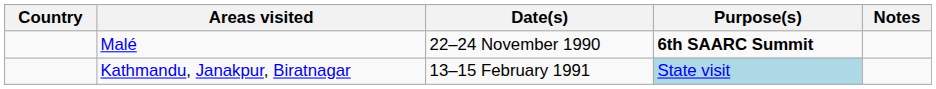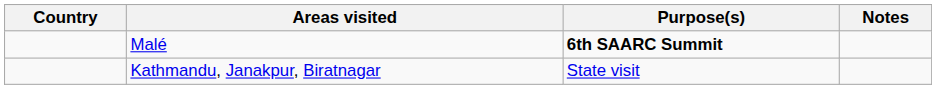- column: (540, 17)
(694, 71) lightblue background -> (603, 71) no background
